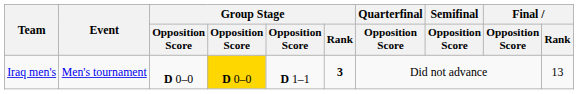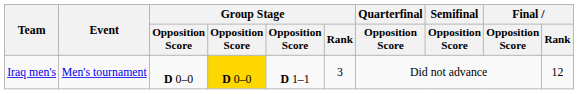(340, 72) bold -> (340, 72) normal
(558, 72) 13 -> (558, 72) 12
